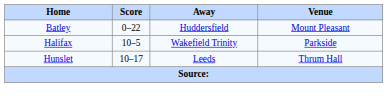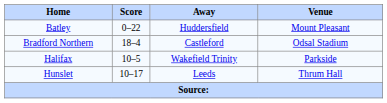+ row: (58, 43)
